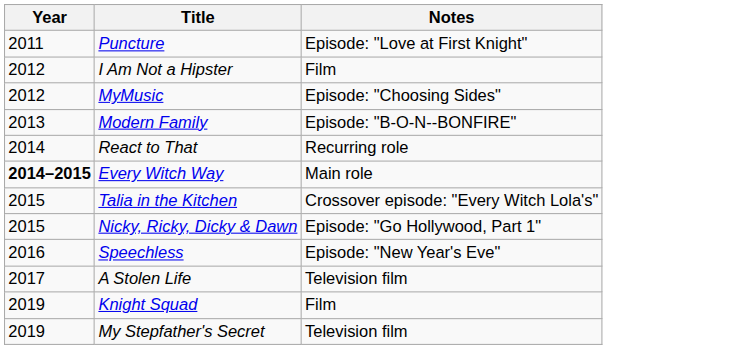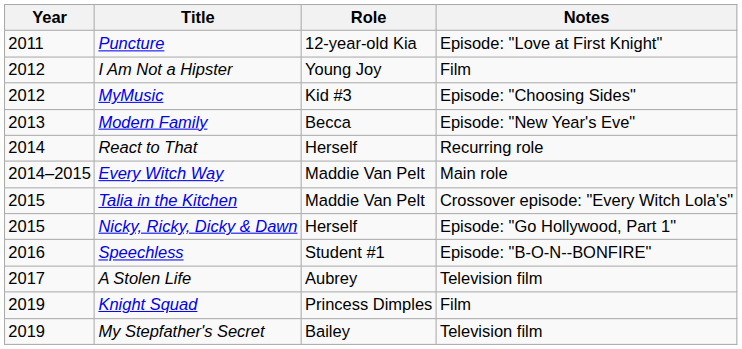+ column: (369, 17)
(411, 122) Episode: "B-O-N--BONFIRE" -> (538, 122) Episode: "New Year's Eve"
(50, 174) bold -> (50, 174) normal
(403, 252) Episode: "New Year's Eve" -> (546, 252) Episode: "B-O-N--BONFIRE"
